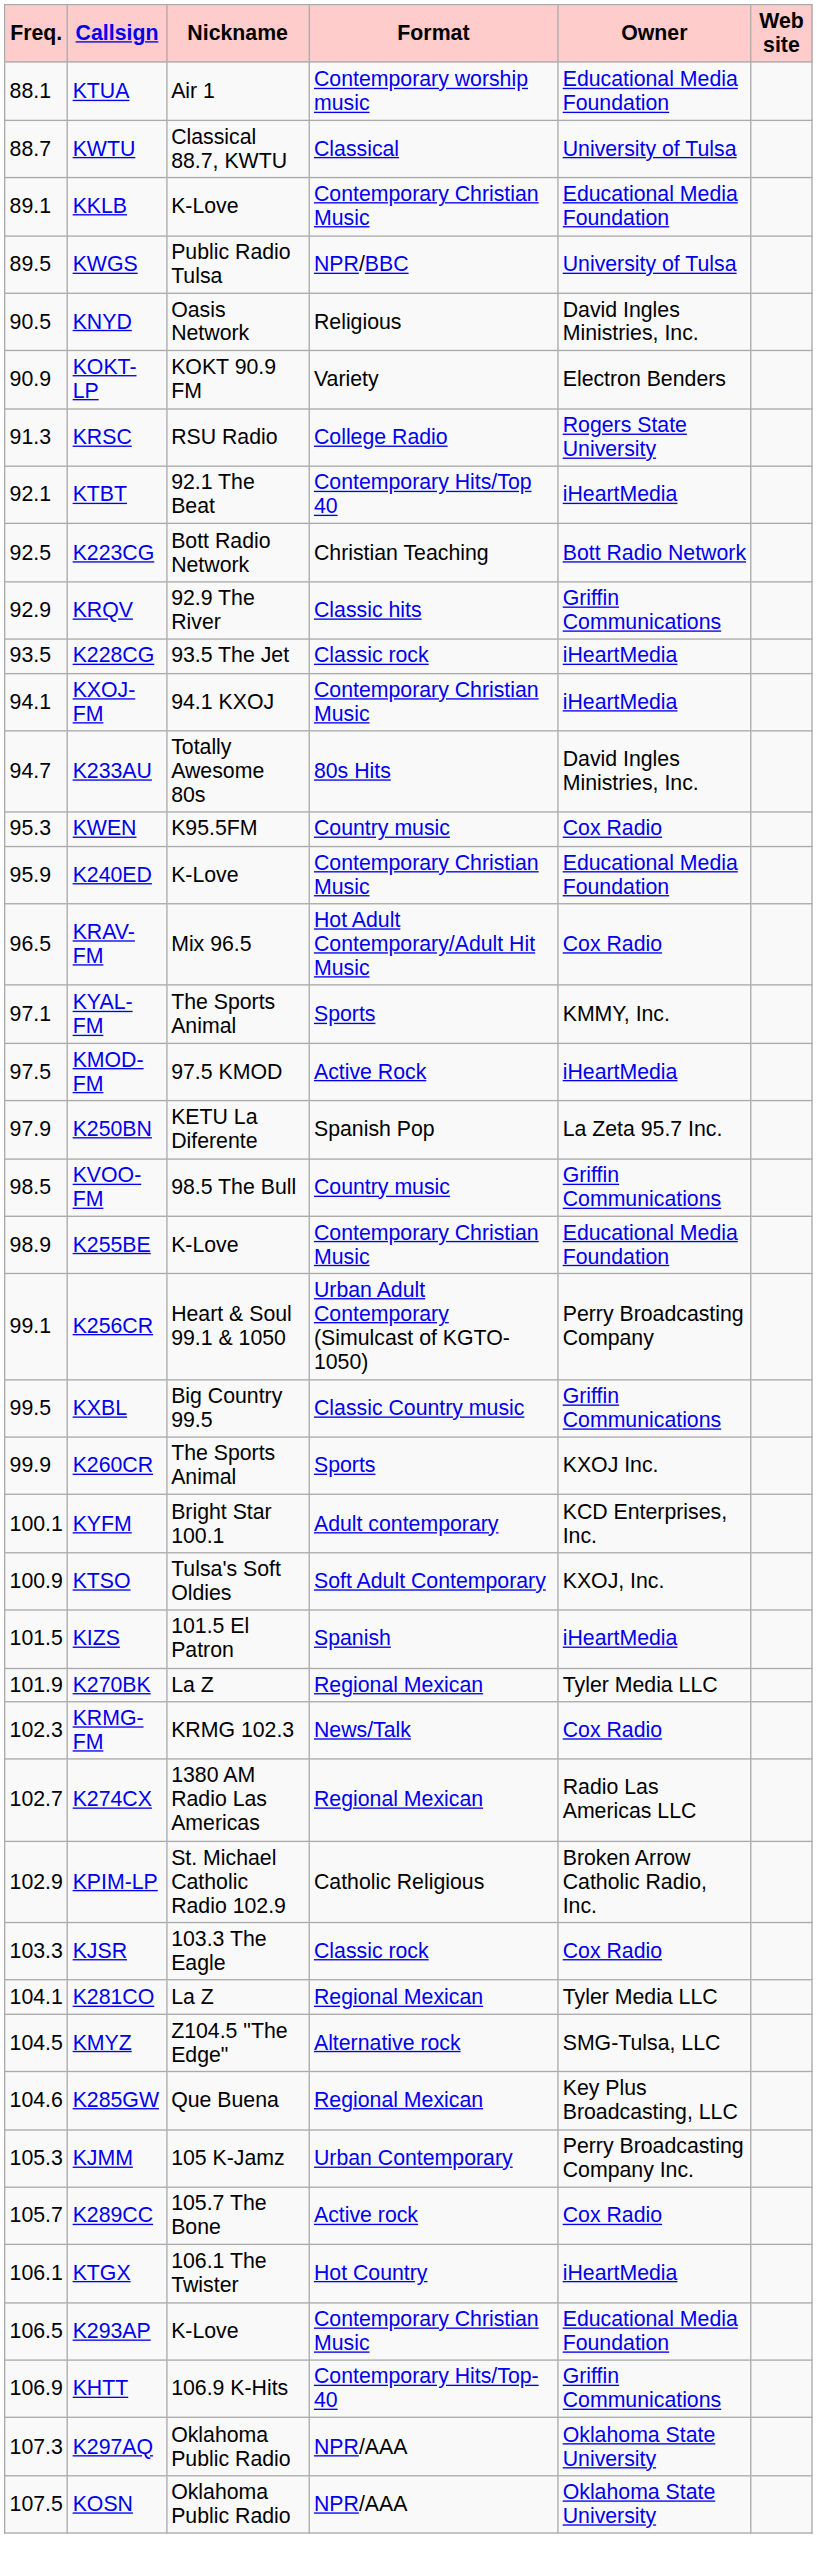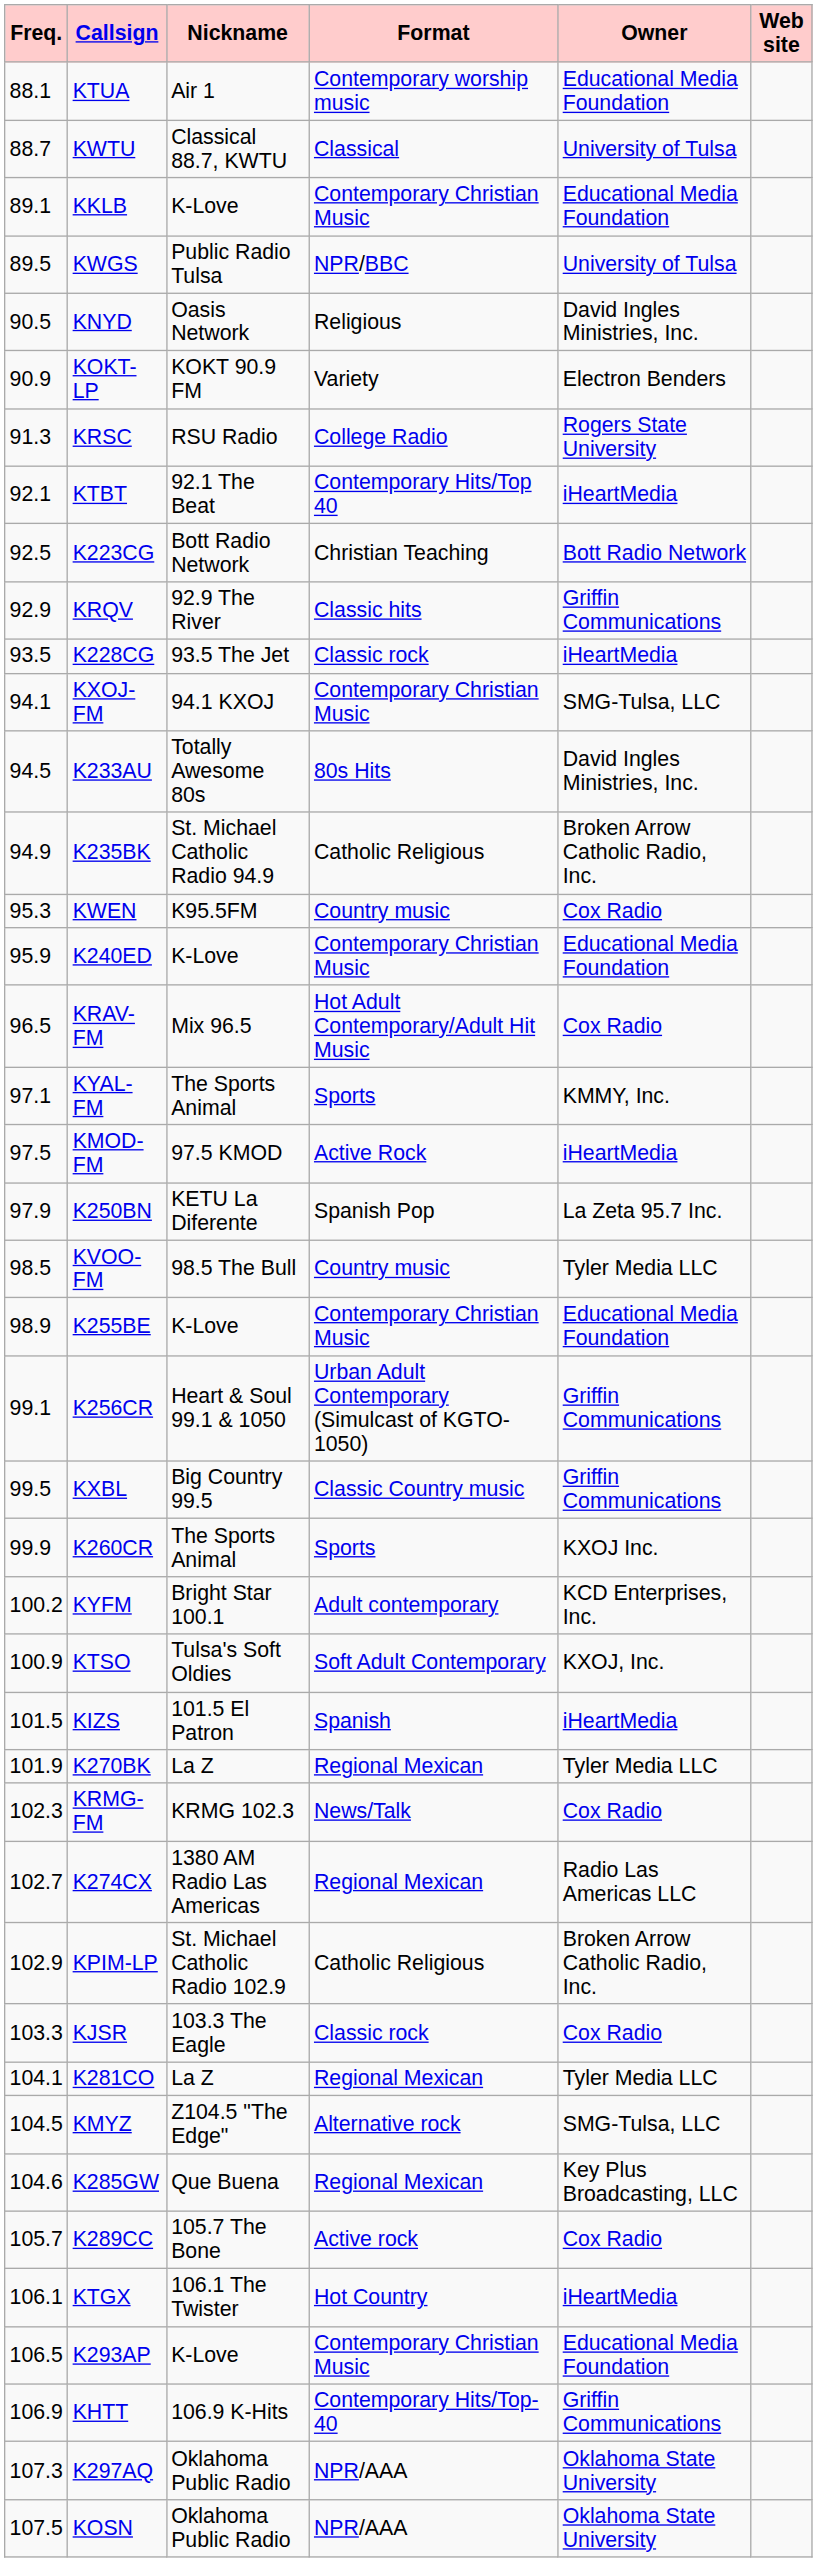(620, 701) iHeartMedia -> (642, 701) SMG-Tulsa, LLC
(30, 771) 94.7 -> (30, 771) 94.5
+ row: (112, 852)
(642, 1187) Griffin Communications -> (640, 1268) Tyler Media LLC
(653, 1326) Perry Broadcasting Company -> (642, 1408) Griffin Communications
(36, 1523) 100.1 -> (36, 1605) 100.2
- row: (103, 2158)
